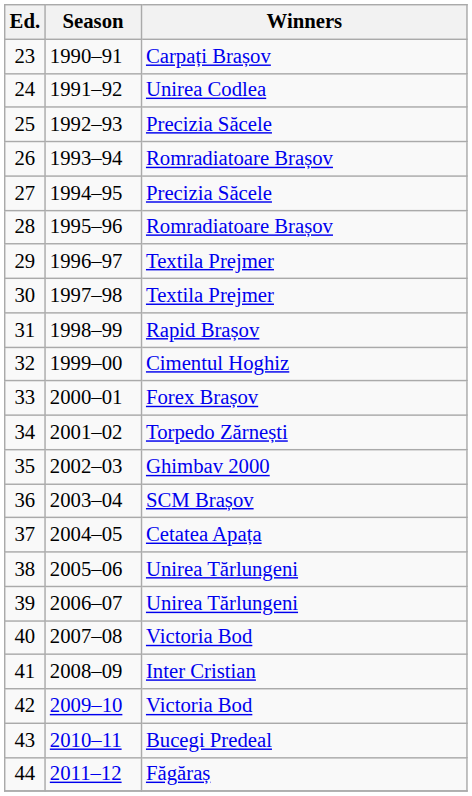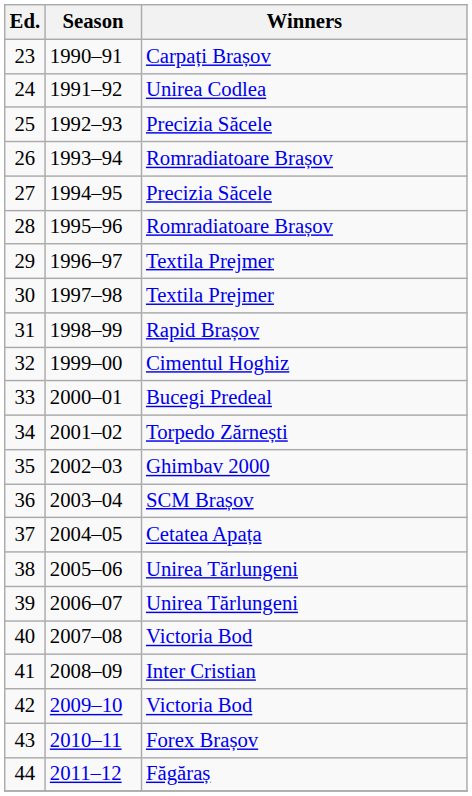(202, 398) Forex Brașov -> (209, 398) Bucegi Predeal
(209, 740) Bucegi Predeal -> (202, 740) Forex Brașov
